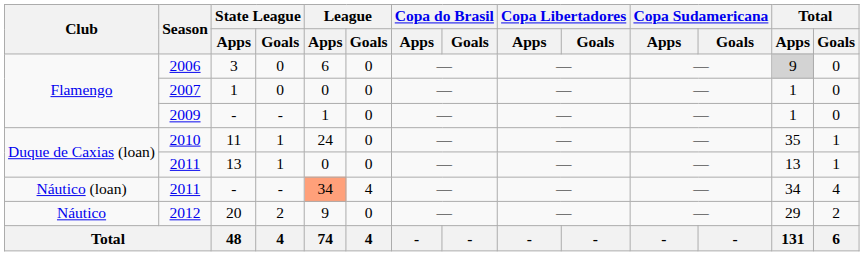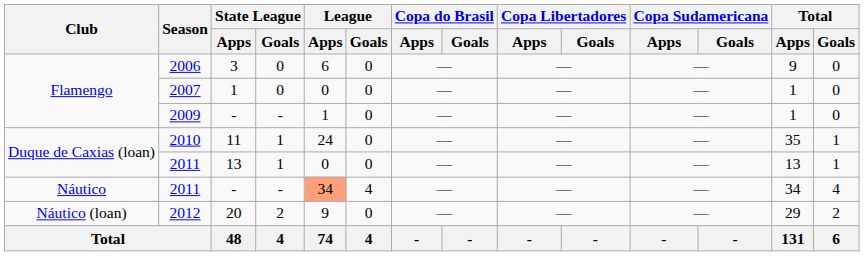(793, 66) lightgrey background -> (793, 66) no background
(82, 189) Náutico (loan) -> (82, 189) Náutico
(82, 213) Náutico -> (82, 213) Náutico (loan)
